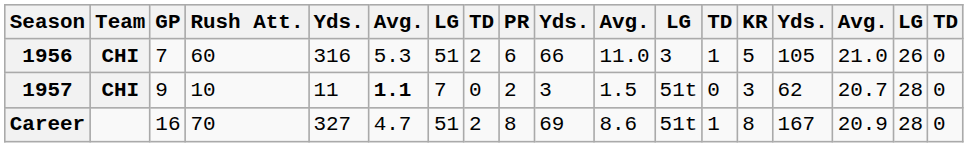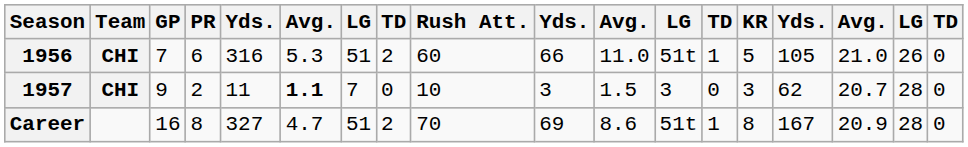columns swapped: (247, 22) <-> (517, 22)
(666, 56) 3 -> (678, 56) 51t
(678, 90) 51t -> (666, 90) 3
